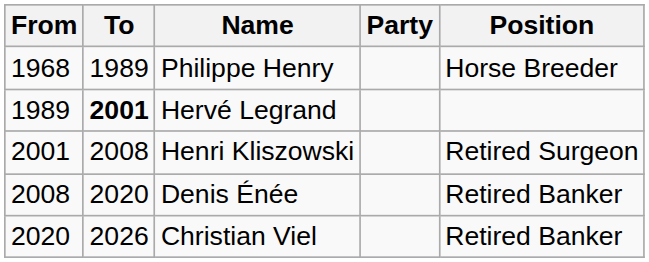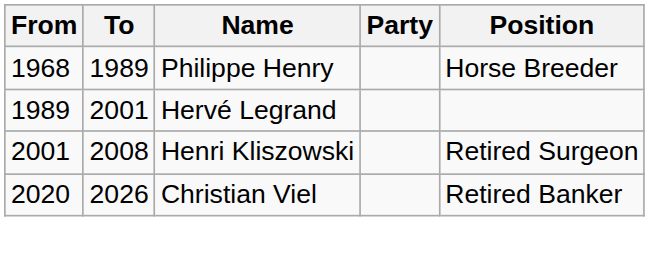(119, 109) bold -> (119, 109) normal
- row: (230, 194)
